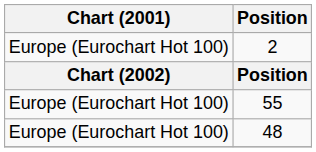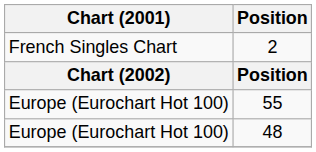(119, 47) Europe (Eurochart Hot 100) -> (93, 47) French Singles Chart
